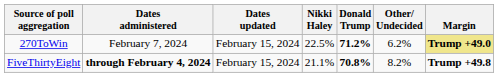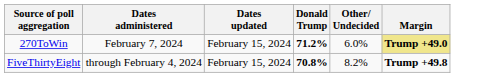- column: (320, 19)
(399, 44) 6.2% -> (356, 44) 6.0%
(148, 63) bold -> (144, 63) normal
